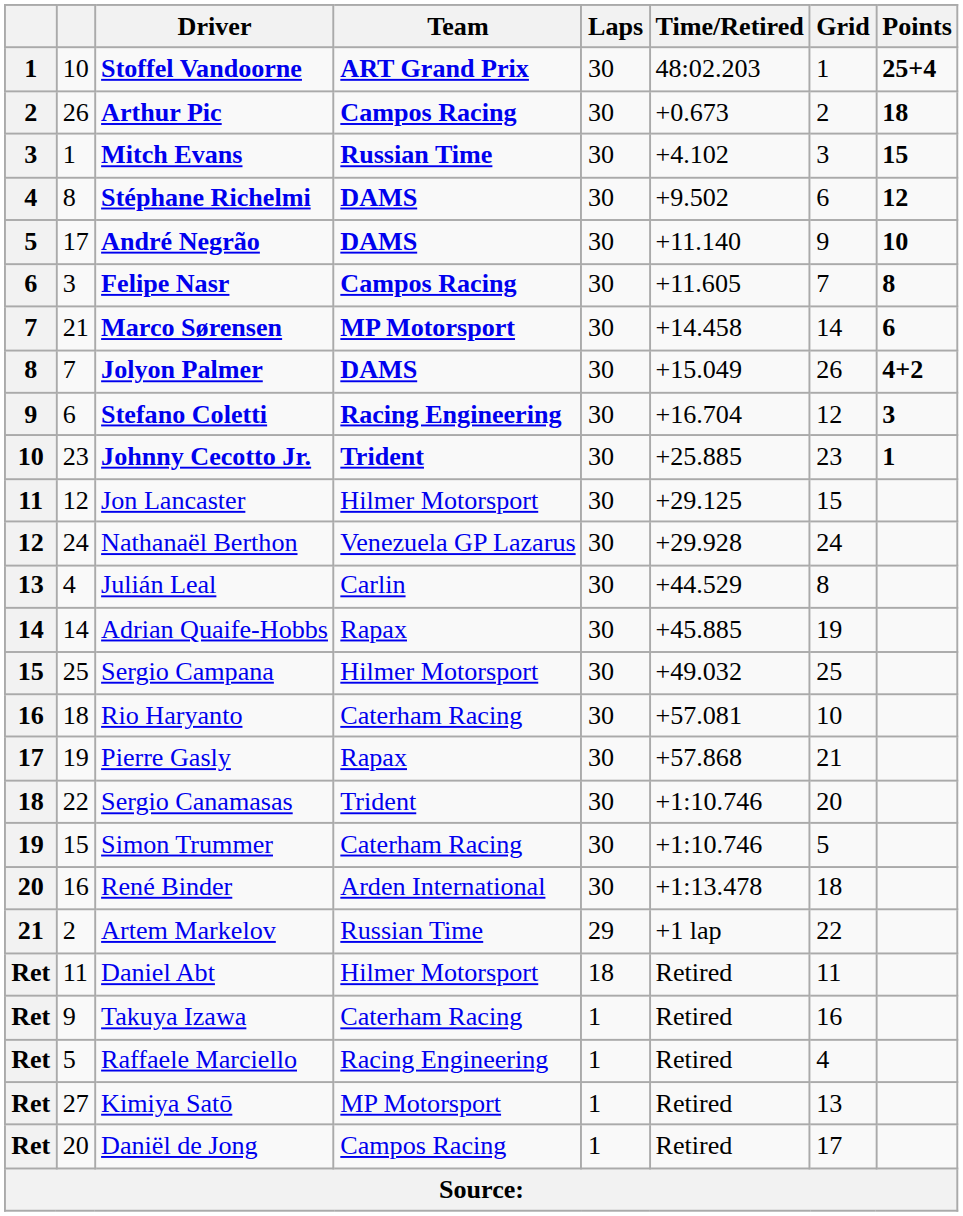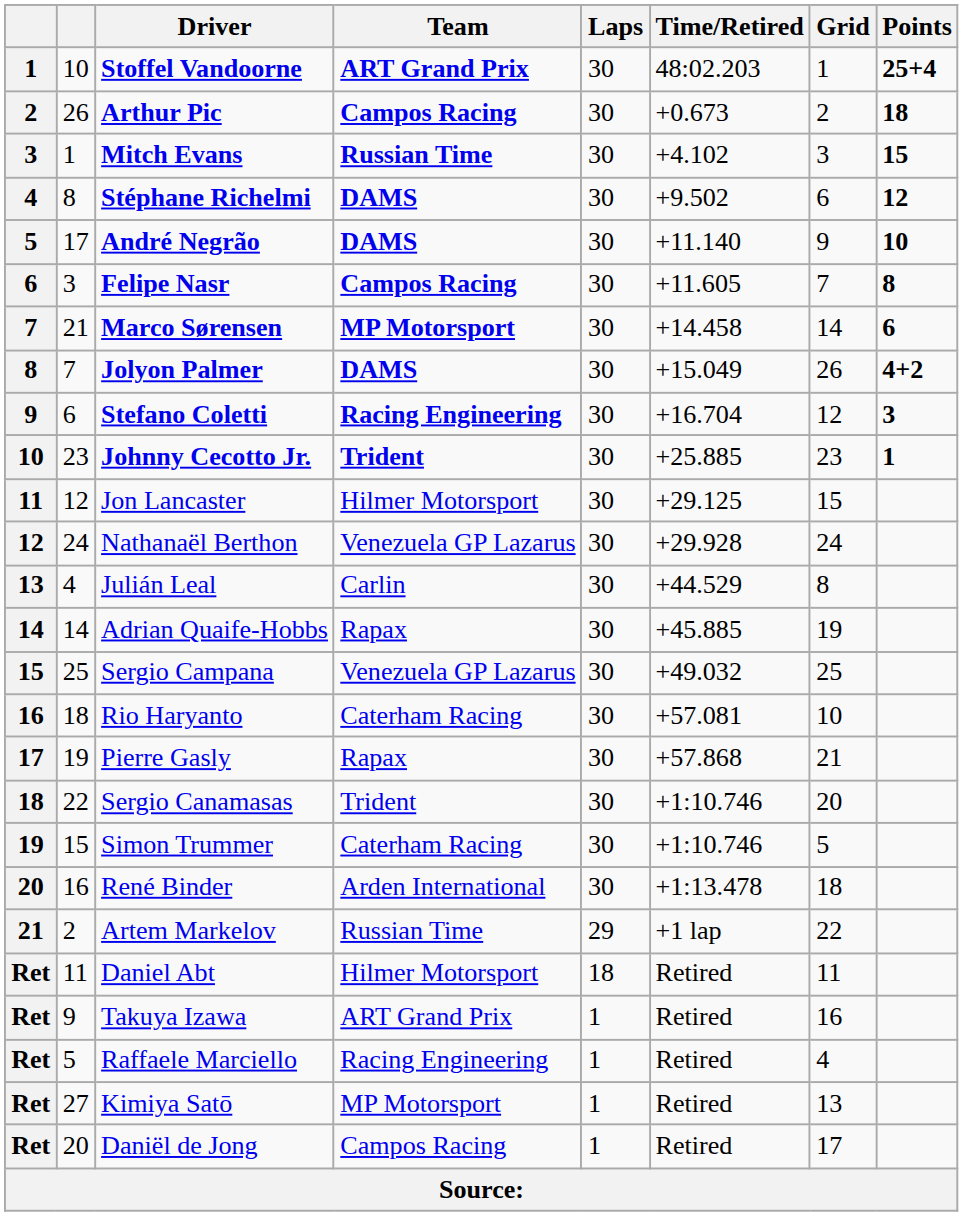(439, 671) Hilmer Motorsport -> (458, 671) Venezuela GP Lazarus
(431, 1016) Caterham Racing -> (426, 1016) ART Grand Prix
